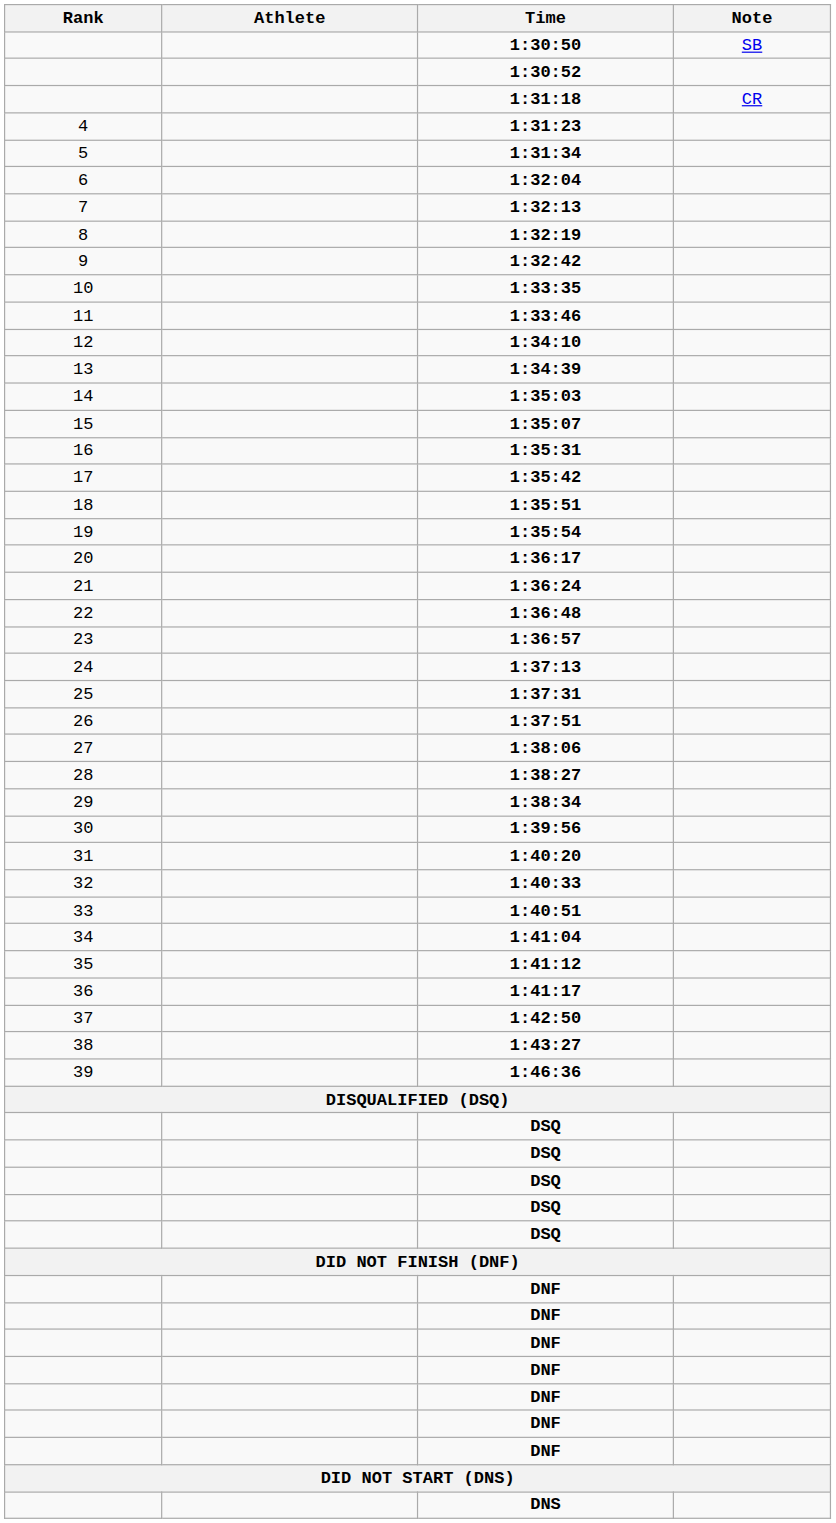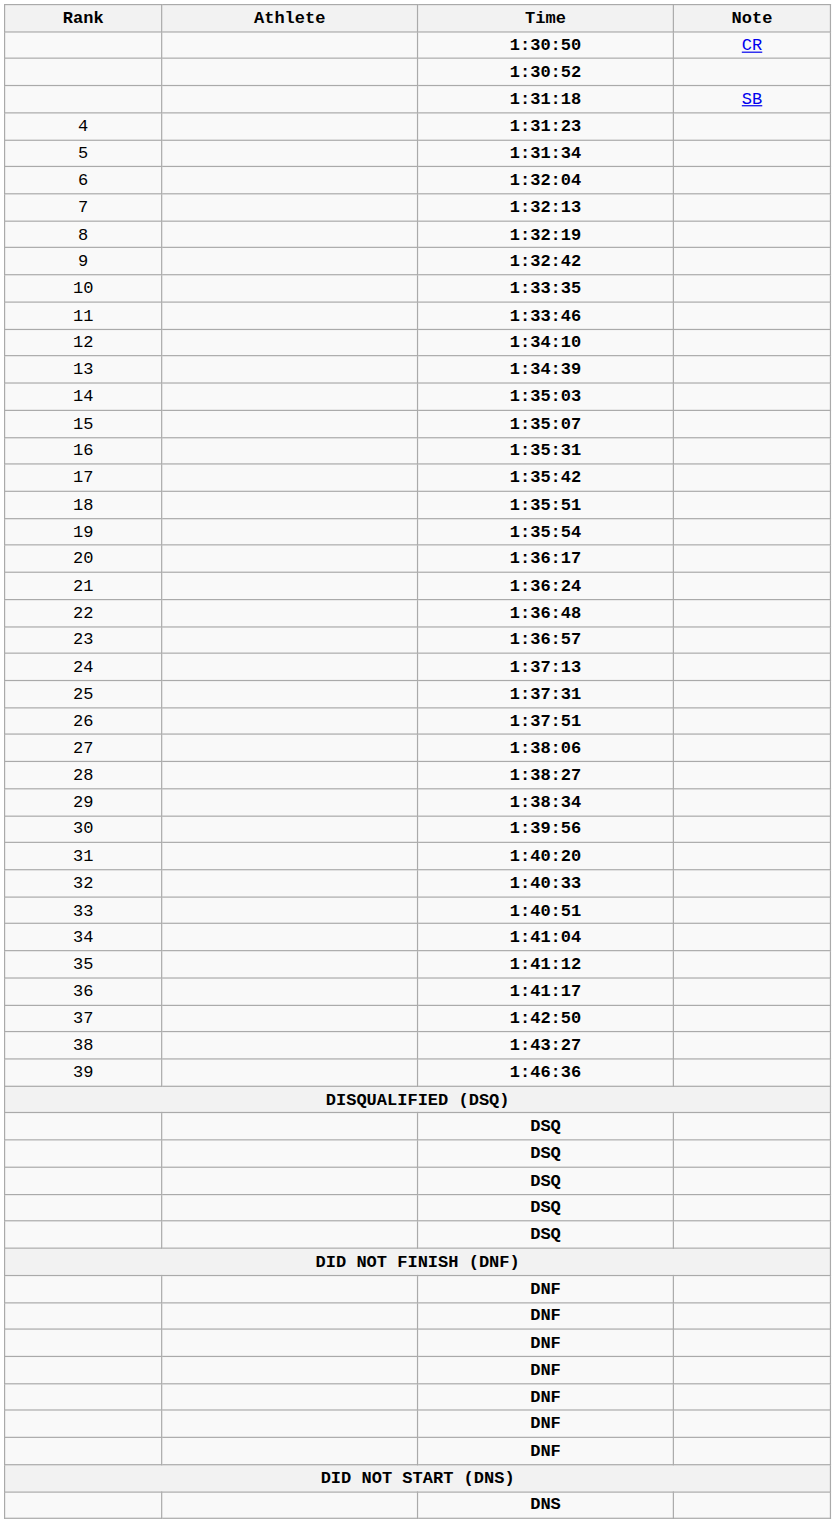(752, 45) SB -> (752, 45) CR
(752, 100) CR -> (752, 100) SB
